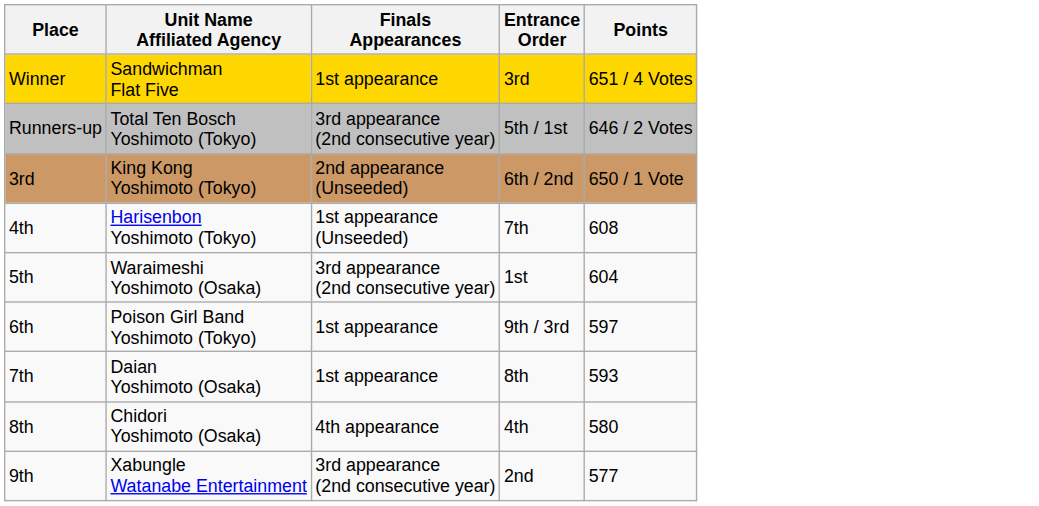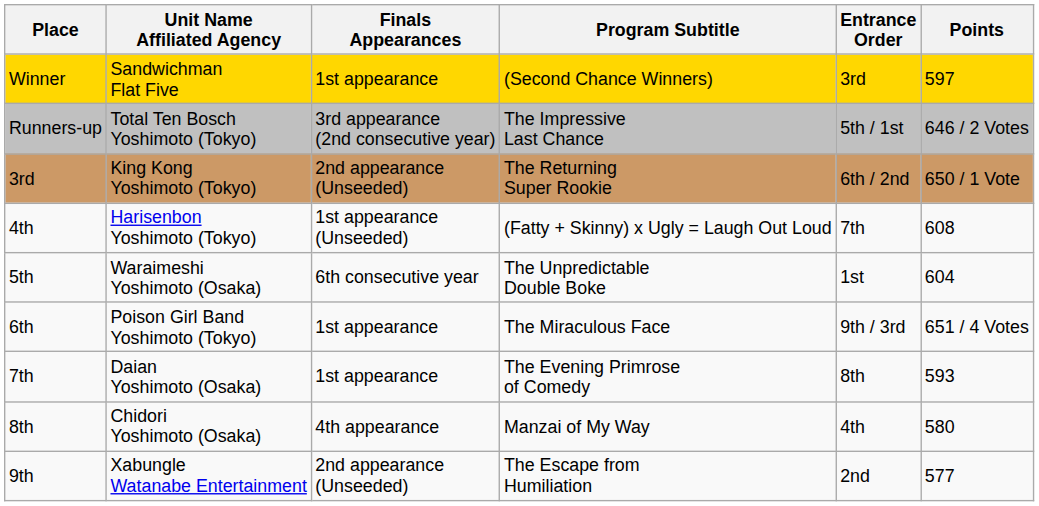+ column: (668, 29)
(641, 79) 651 / 4 Votes -> (940, 79) 597
(405, 277) 3rd appearance (2nd consecutive year) -> (397, 277) 6th consecutive year
(604, 327) 597 -> (977, 327) 651 / 4 Votes
(405, 476) 3rd appearance (2nd consecutive year) -> (380, 476) 2nd appearance (Unseeded)
